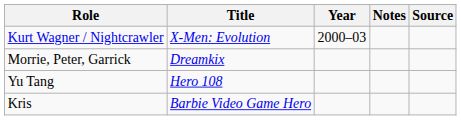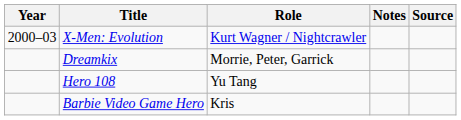columns swapped: (342, 15) <-> (86, 15)
